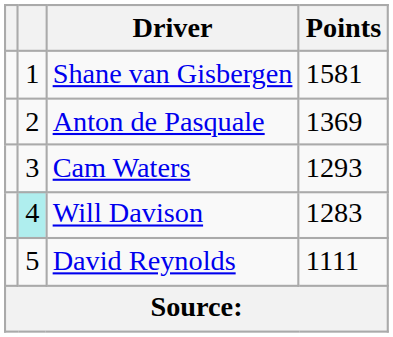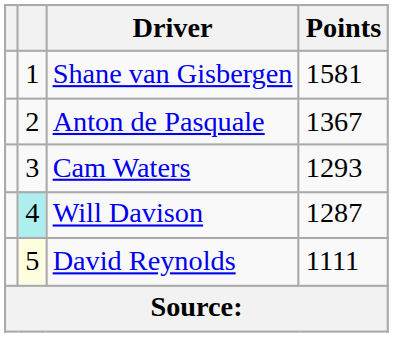(334, 120) 1369 -> (334, 120) 1367
(334, 214) 1283 -> (334, 214) 1287
(32, 260) no background -> (32, 260) lightyellow background
